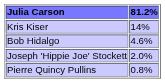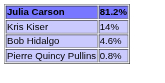- row: (67, 55)
